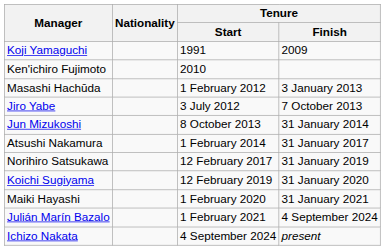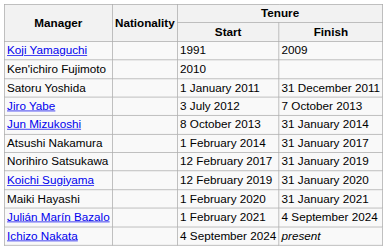+ row: (46, 87)
- row: (54, 87)
